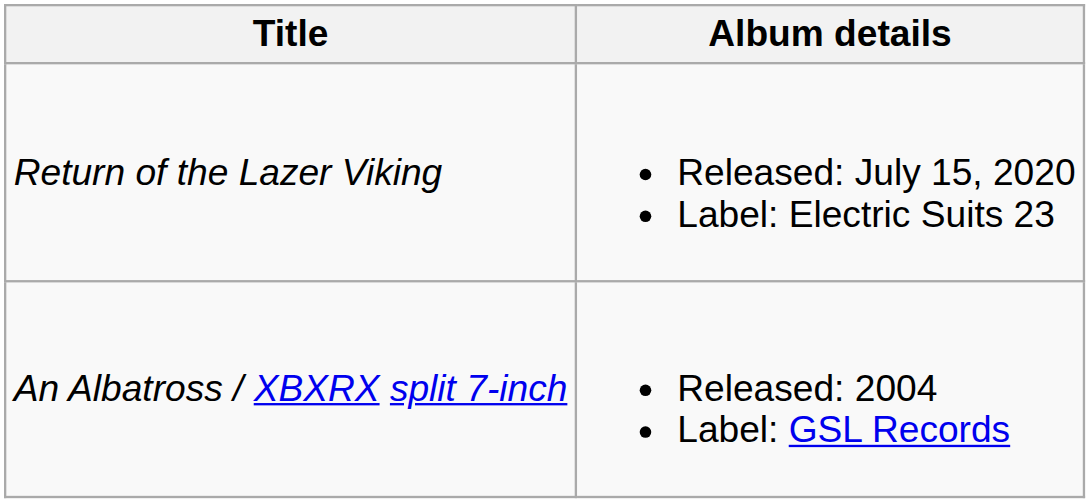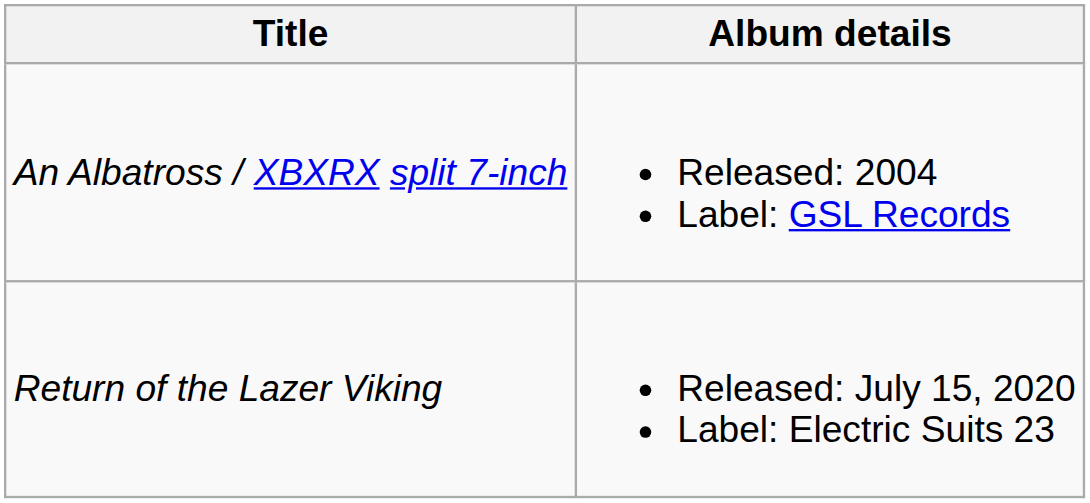rows swapped: (291, 388) <-> (228, 171)
